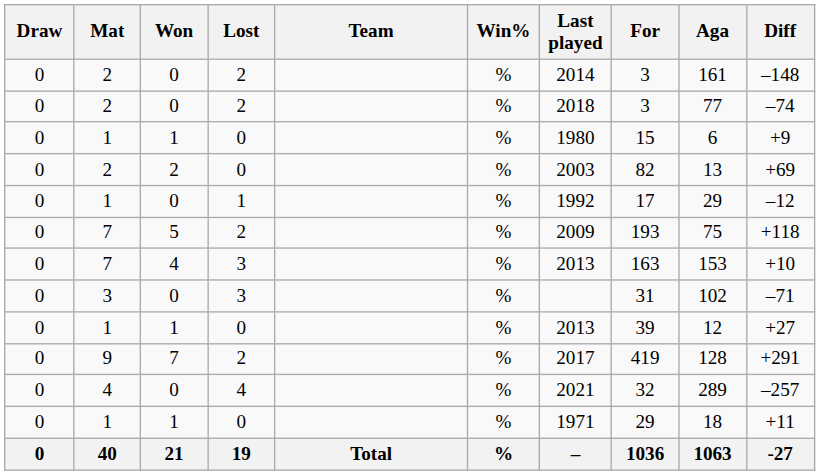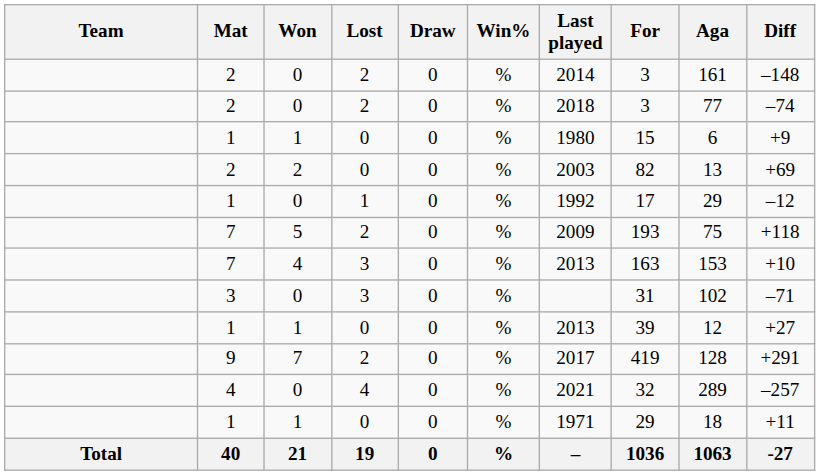columns swapped: (371, 31) <-> (39, 31)
